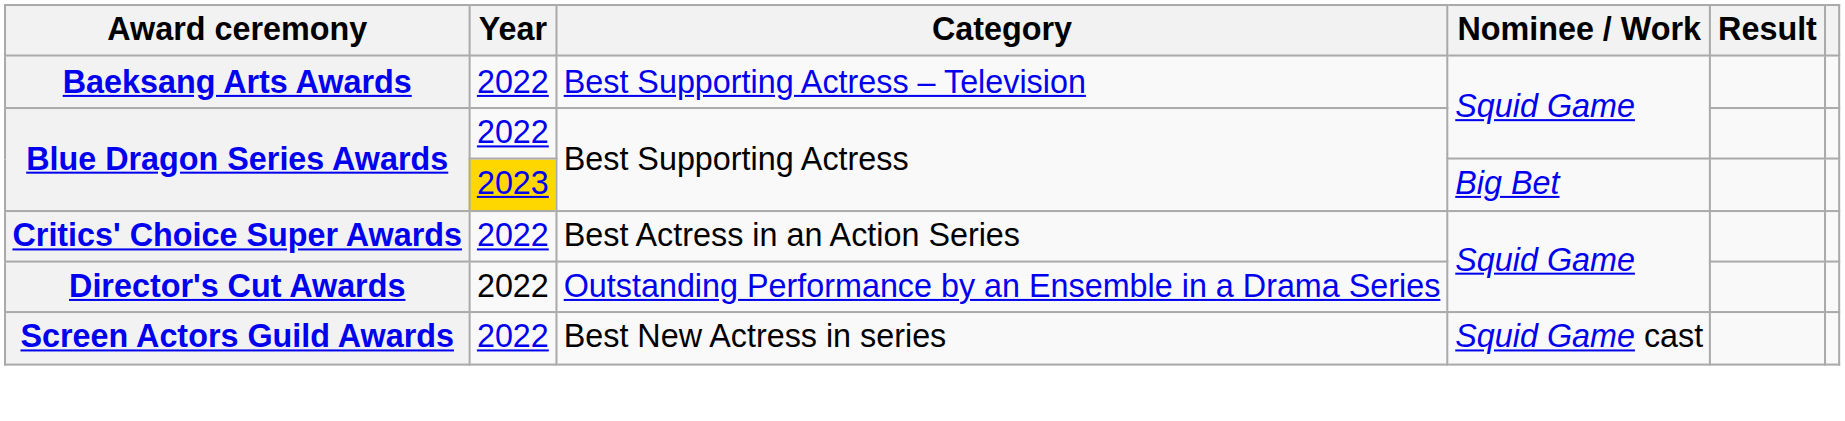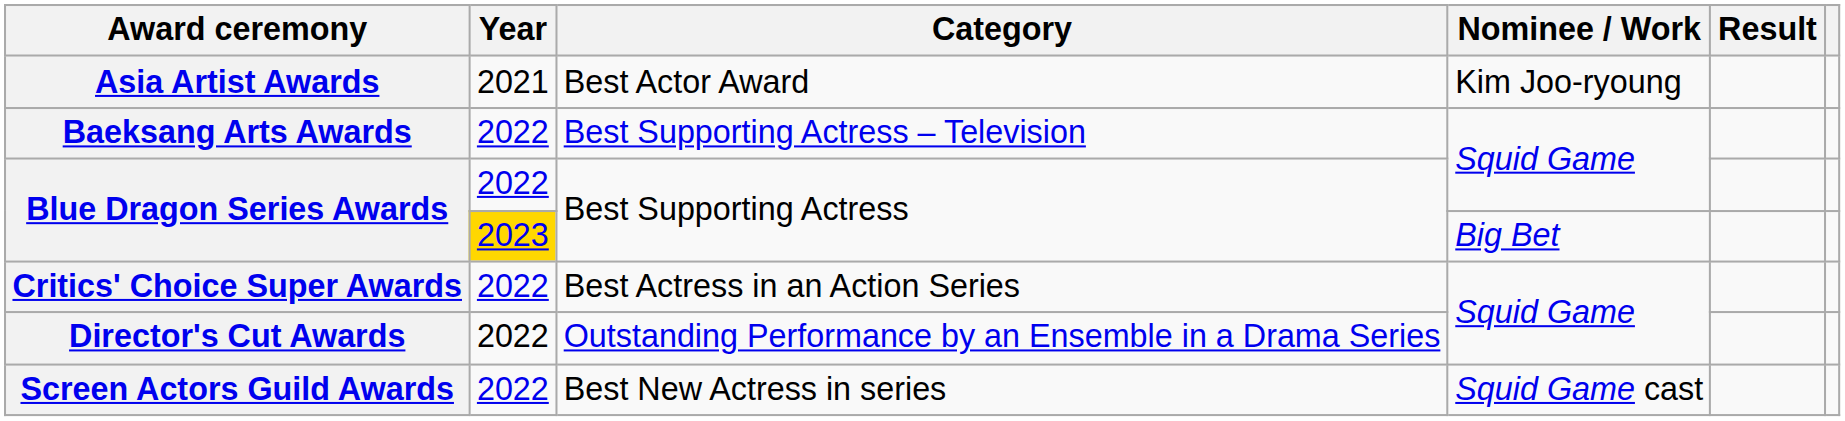+ row: (237, 81)
